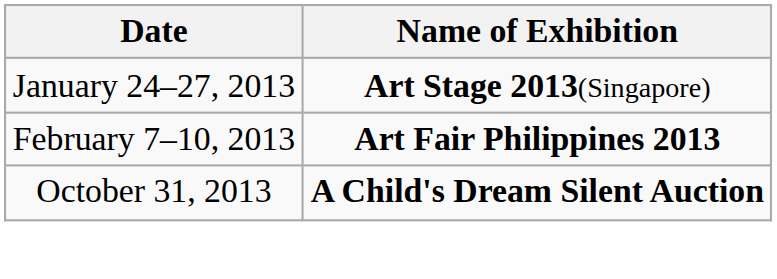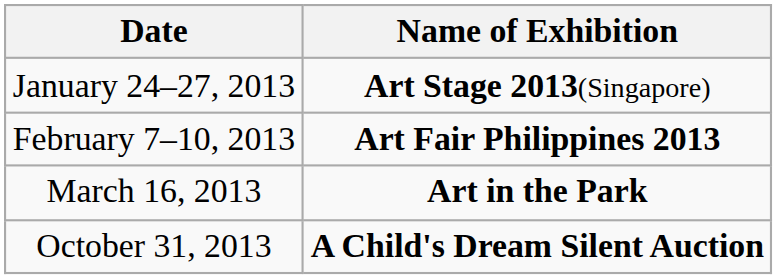+ row: (154, 191)
